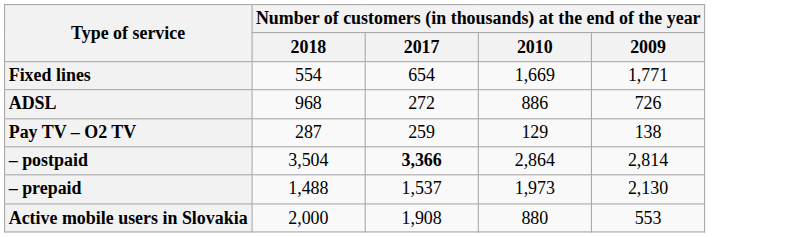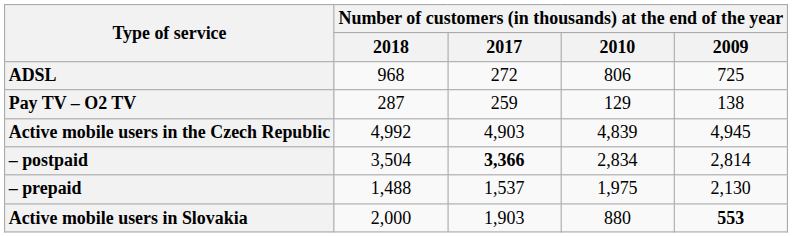- row: (50, 75)
(535, 103) 886 -> (617, 75) 806
(648, 103) 726 -> (731, 75) 725
+ row: (169, 132)
(535, 160) 2,864 -> (617, 160) 2,834
(535, 189) 1,973 -> (617, 189) 1,975
(422, 217) 1,908 -> (504, 217) 1,903
(648, 217) normal -> (731, 217) bold
